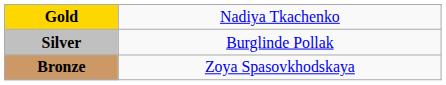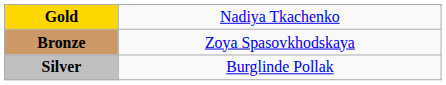rows swapped: (61, 42) <-> (61, 67)
